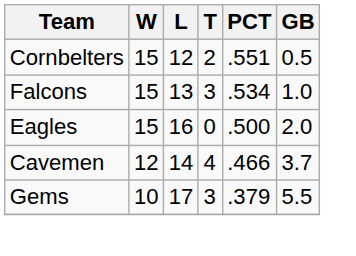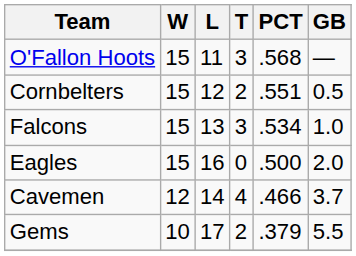+ row: (82, 57)
(210, 197) 3 -> (241, 232) 2
